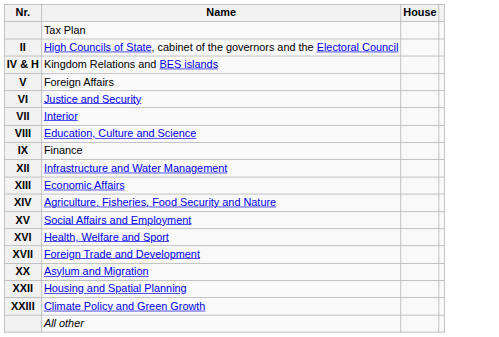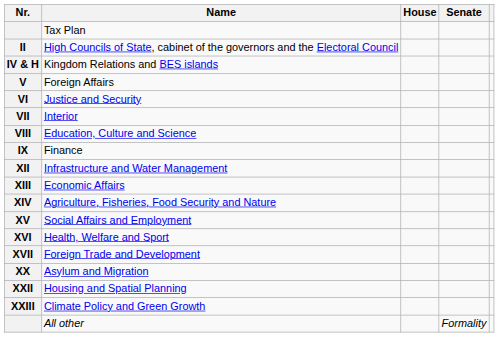+ column: (464, 13)
